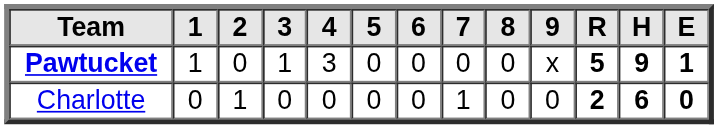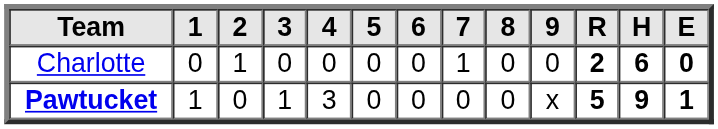rows swapped: (91, 100) <-> (91, 63)
